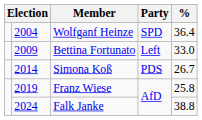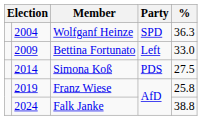(184, 32) 36.4 -> (184, 32) 36.3
(184, 69) 26.7 -> (184, 69) 27.5
